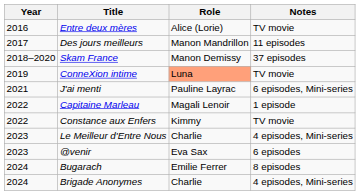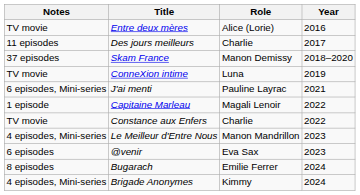columns swapped: (31, 12) <-> (303, 12)
(210, 43) Manon Mandrillon -> (237, 43) Charlie
(182, 74) lightsalmon background -> (233, 74) no background
(186, 120) Kimmy -> (237, 120) Charlie
(186, 136) Charlie -> (261, 136) Manon Mandrillon
(186, 182) Charlie -> (237, 182) Kimmy
